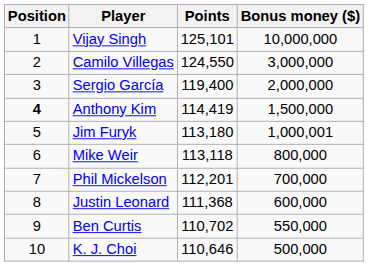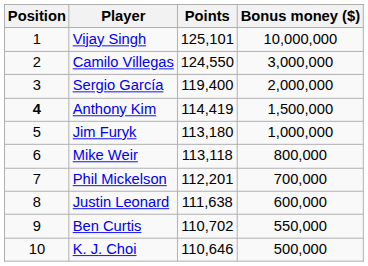(300, 132) 1,000,001 -> (300, 132) 1,000,000
(207, 202) 111,368 -> (207, 202) 111,638
